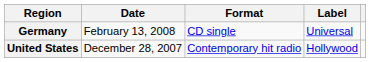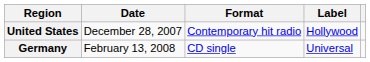rows swapped: (43, 48) <-> (43, 31)
